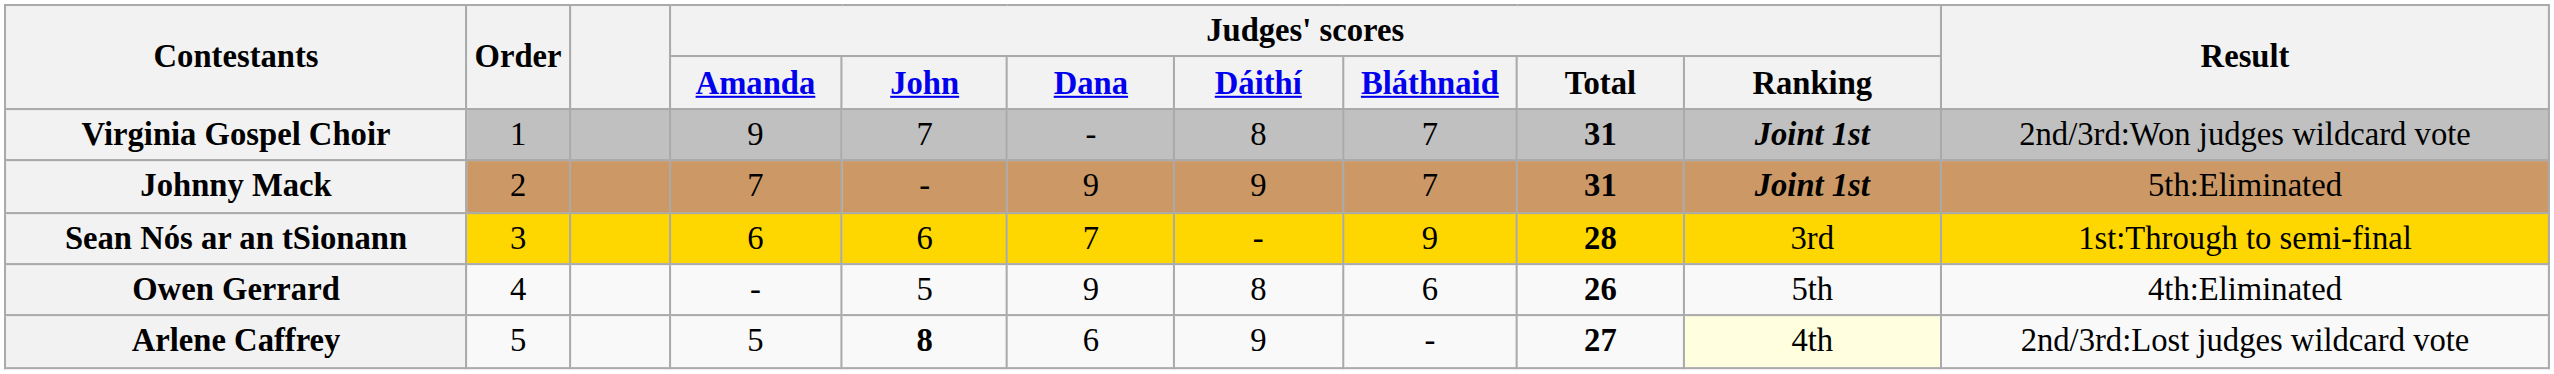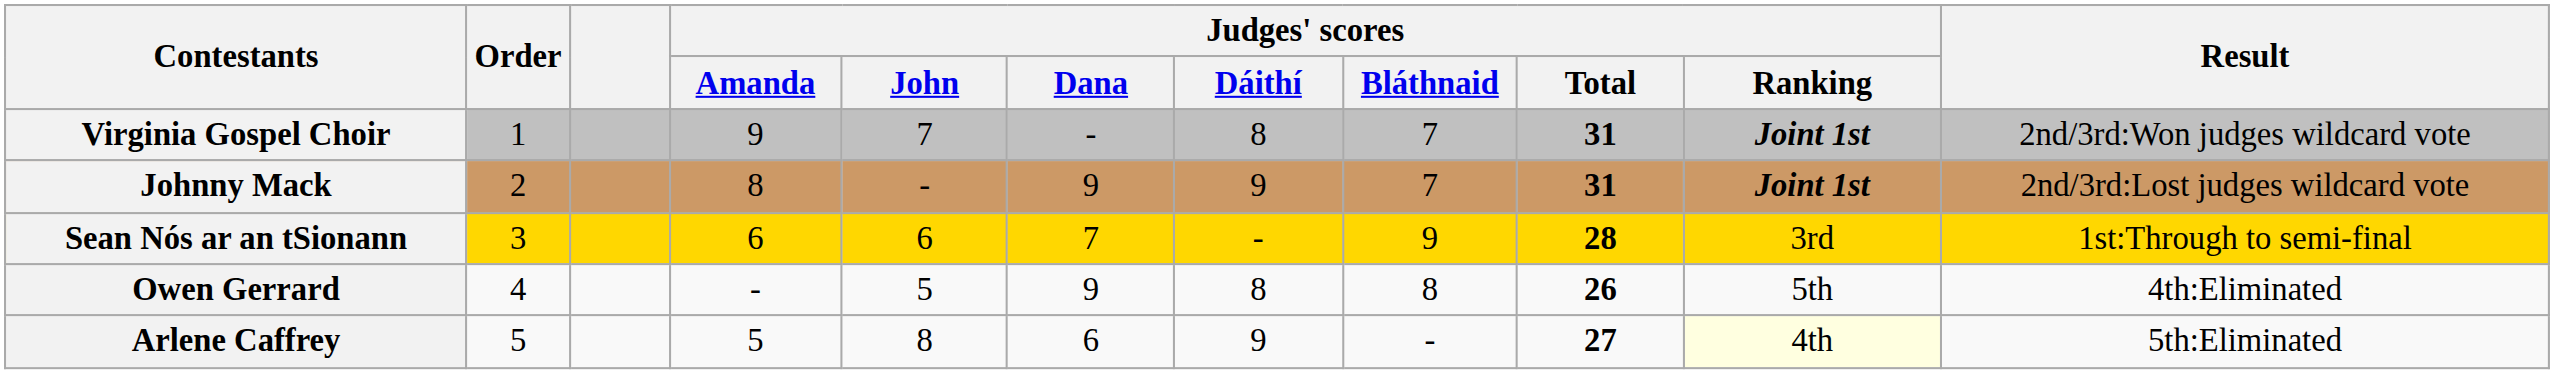(755, 185) 7 -> (755, 185) 8
(2245, 185) 5th:Eliminated -> (2245, 185) 2nd/3rd:Lost judges wildcard vote
(1430, 289) 6 -> (1430, 289) 8
(925, 340) bold -> (925, 340) normal
(2245, 340) 2nd/3rd:Lost judges wildcard vote -> (2245, 340) 5th:Eliminated
